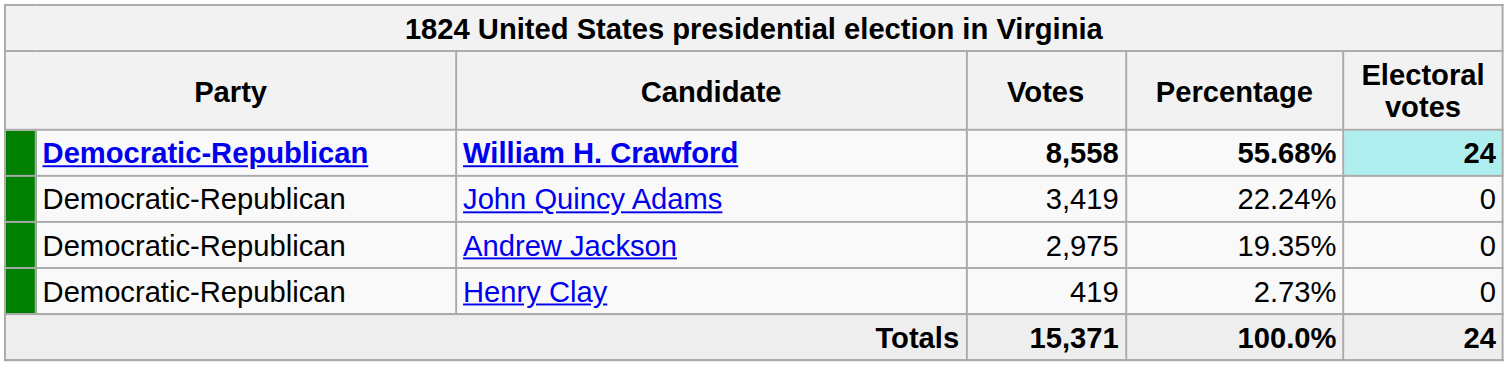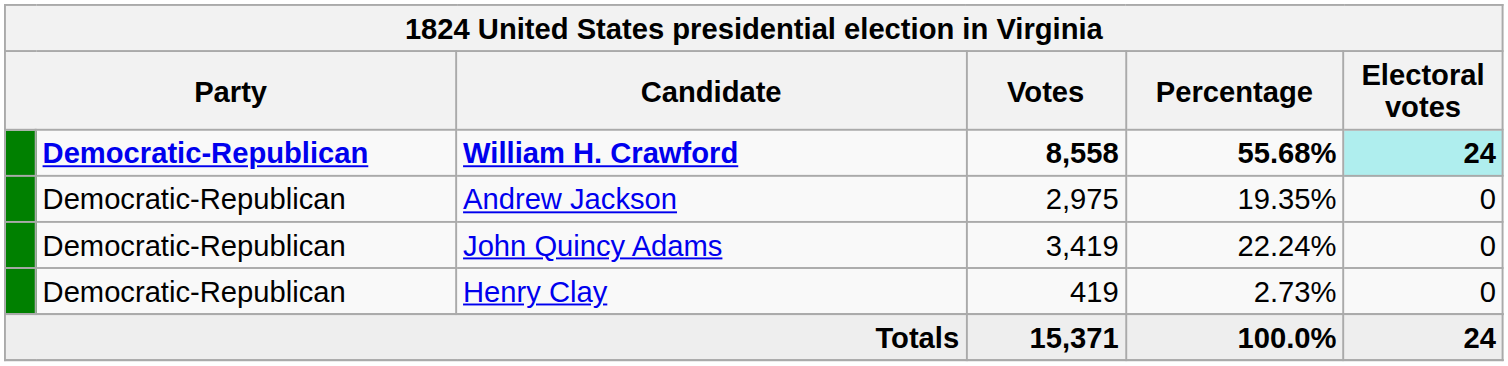rows swapped: (593, 199) <-> (570, 246)
